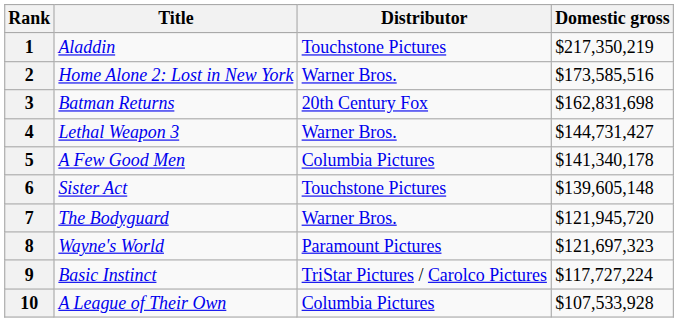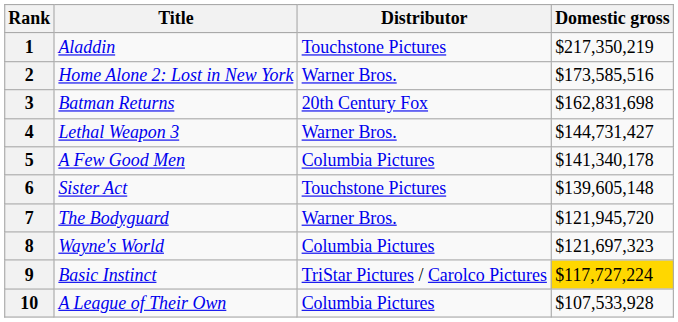(372, 246) Paramount Pictures -> (368, 246) Columbia Pictures
(604, 274) no background -> (604, 274) gold background
